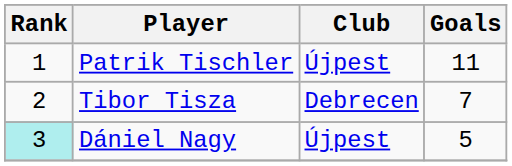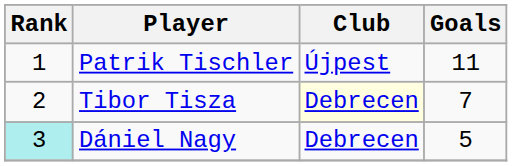(362, 102) no background -> (362, 102) lightyellow background
(347, 141) Újpest -> (362, 141) Debrecen
